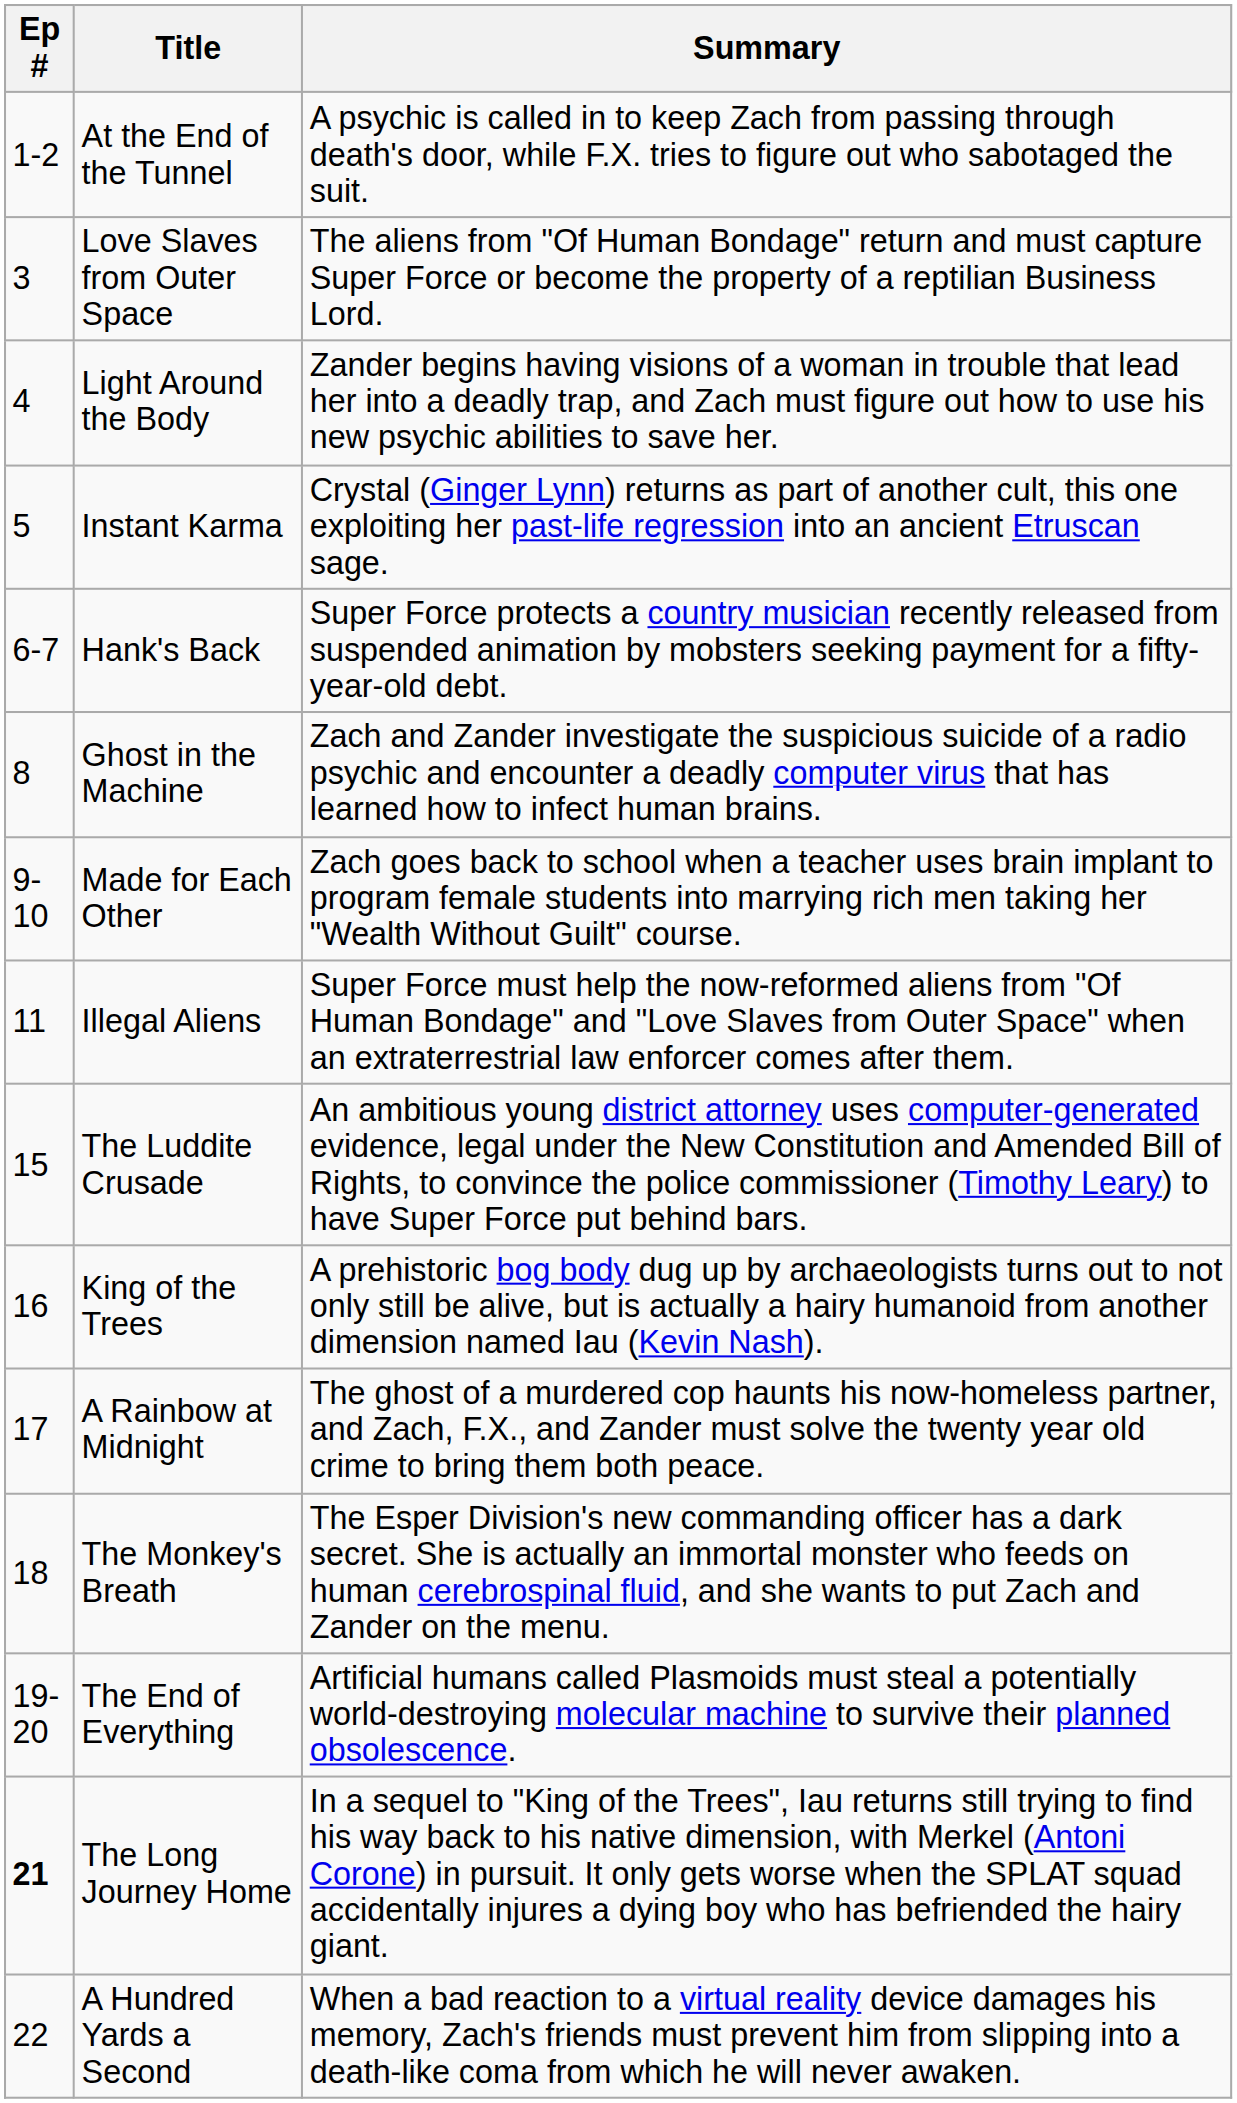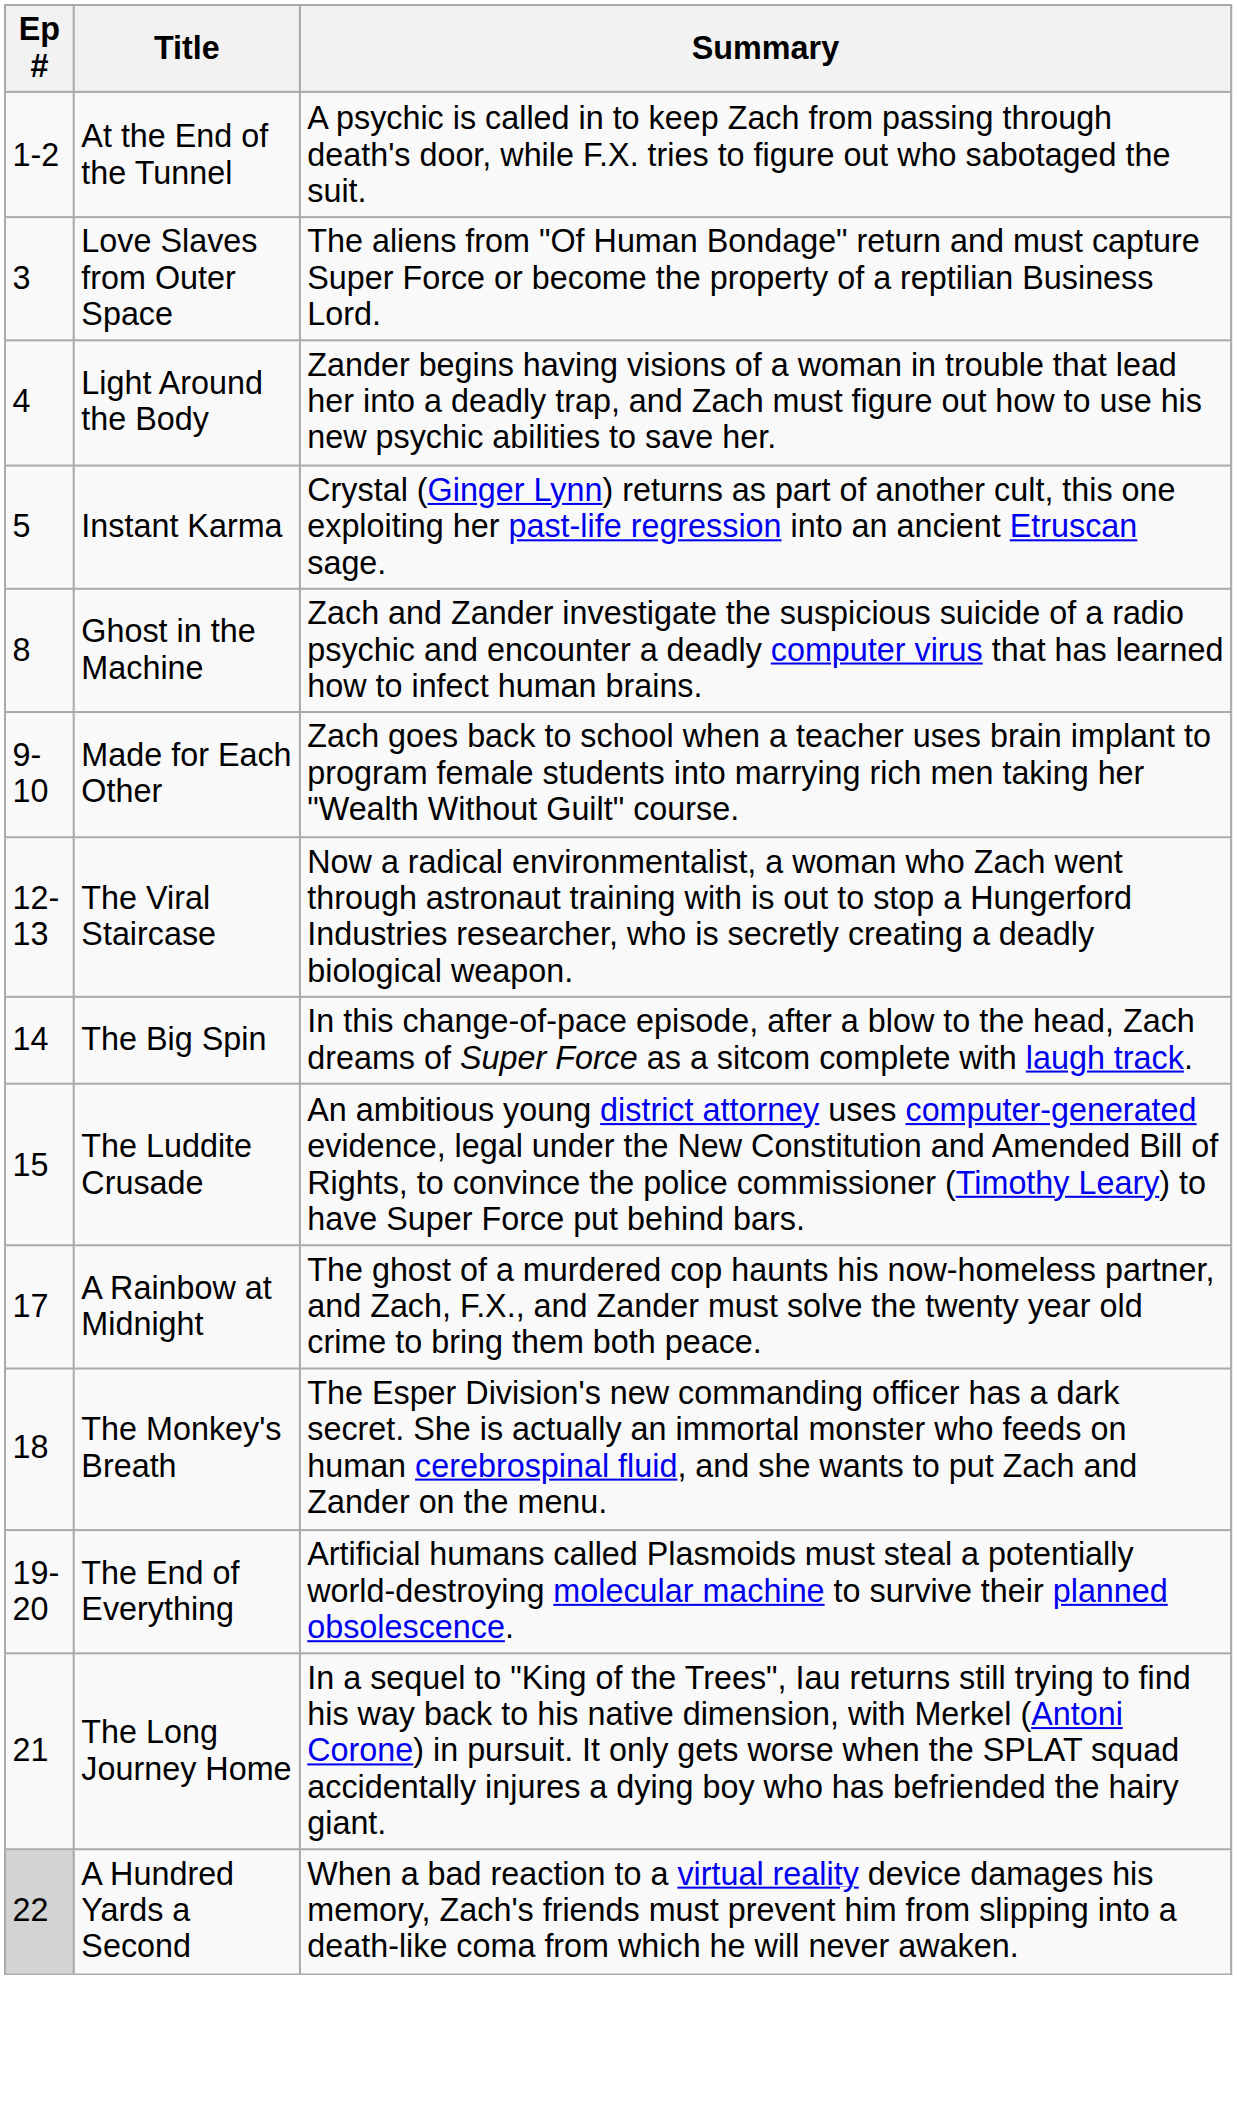- row: (171, 650)
- row: (171, 1021)
+ row: (149, 916)
+ row: (174, 1040)
- row: (159, 1306)
(30, 1874) bold -> (30, 1750) normal
(30, 2035) no background -> (30, 1911) lightgrey background
